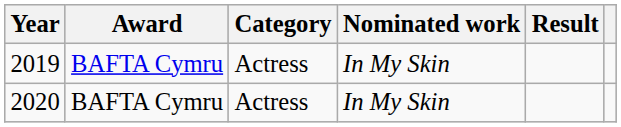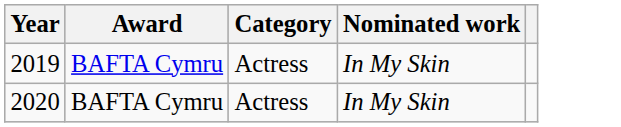- column: (565, 24)
